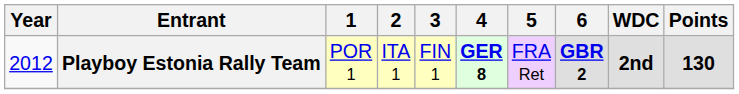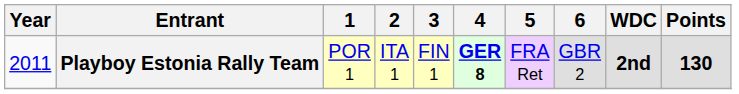(31, 62) 2012 -> (30, 62) 2011
(582, 62) bold -> (580, 62) normal
